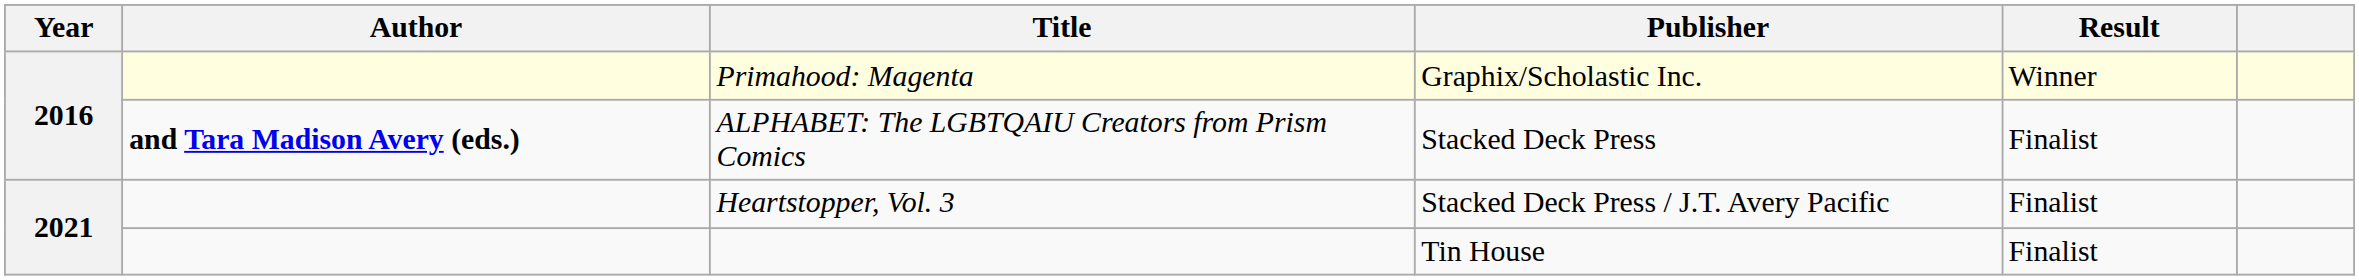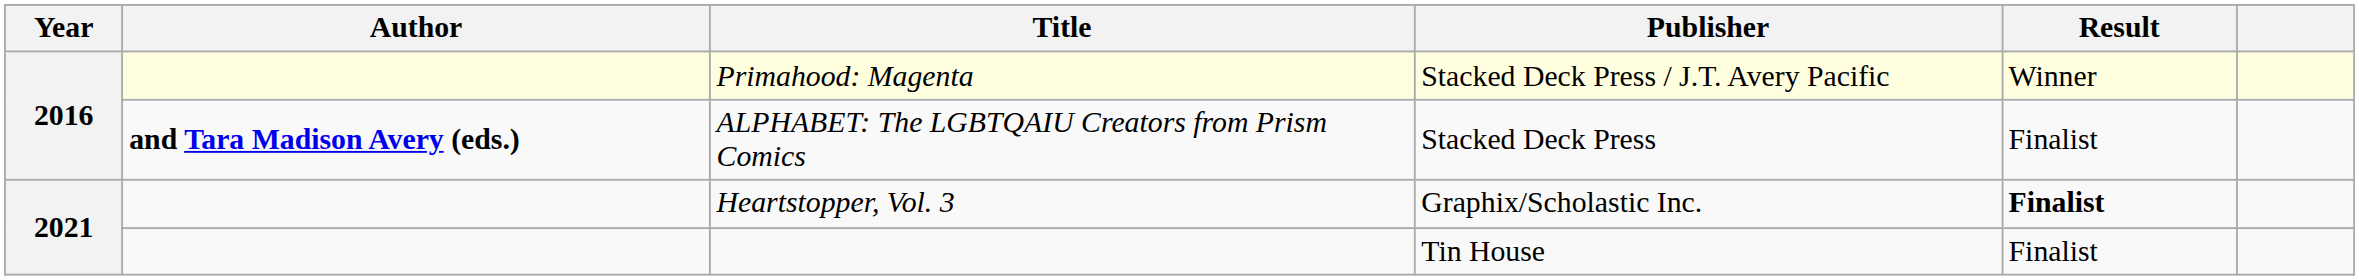(1562, 75) Graphix/Scholastic Inc. -> (1655, 75) Stacked Deck Press / J.T. Avery Pacific
(1655, 203) Stacked Deck Press / J.T. Avery Pacific -> (1562, 203) Graphix/Scholastic Inc.
(2053, 203) normal -> (2057, 203) bold
